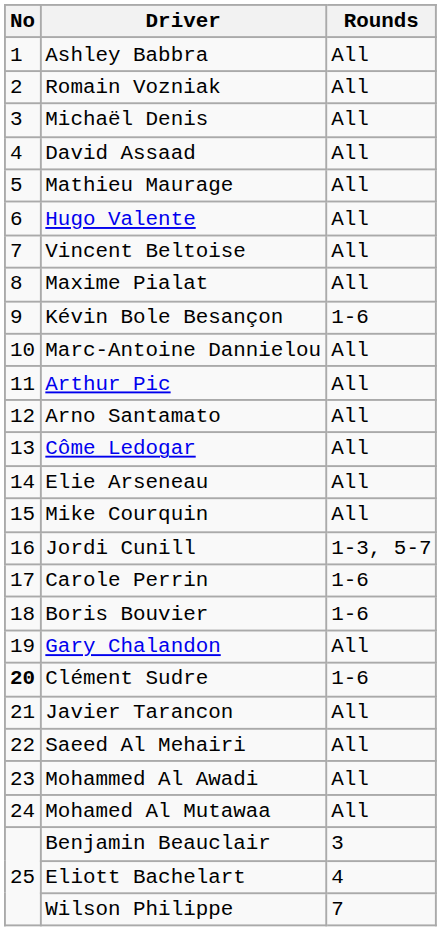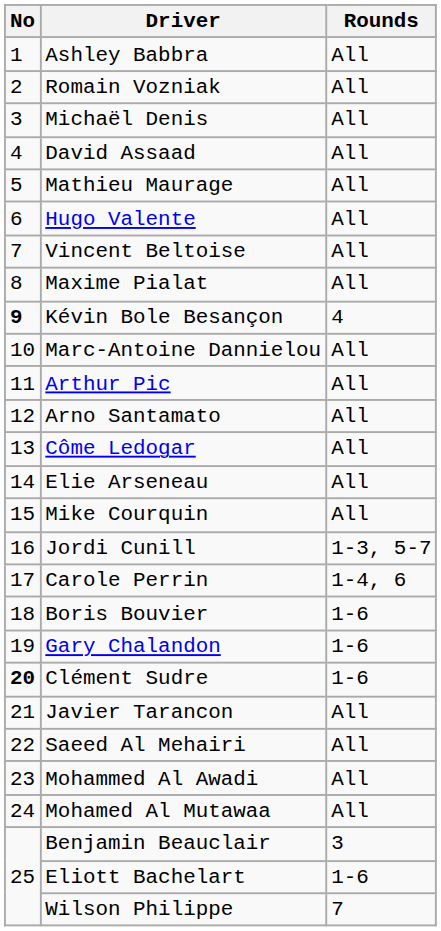(16, 318) normal -> (16, 318) bold
(350, 318) 1-6 -> (337, 318) 4
(350, 581) 1-6 -> (369, 581) 1-4, 6
(350, 646) All -> (350, 646) 1-6
(337, 877) 4 -> (350, 877) 1-6
